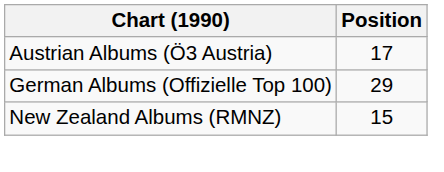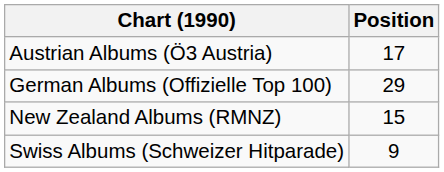+ row: (177, 150)
